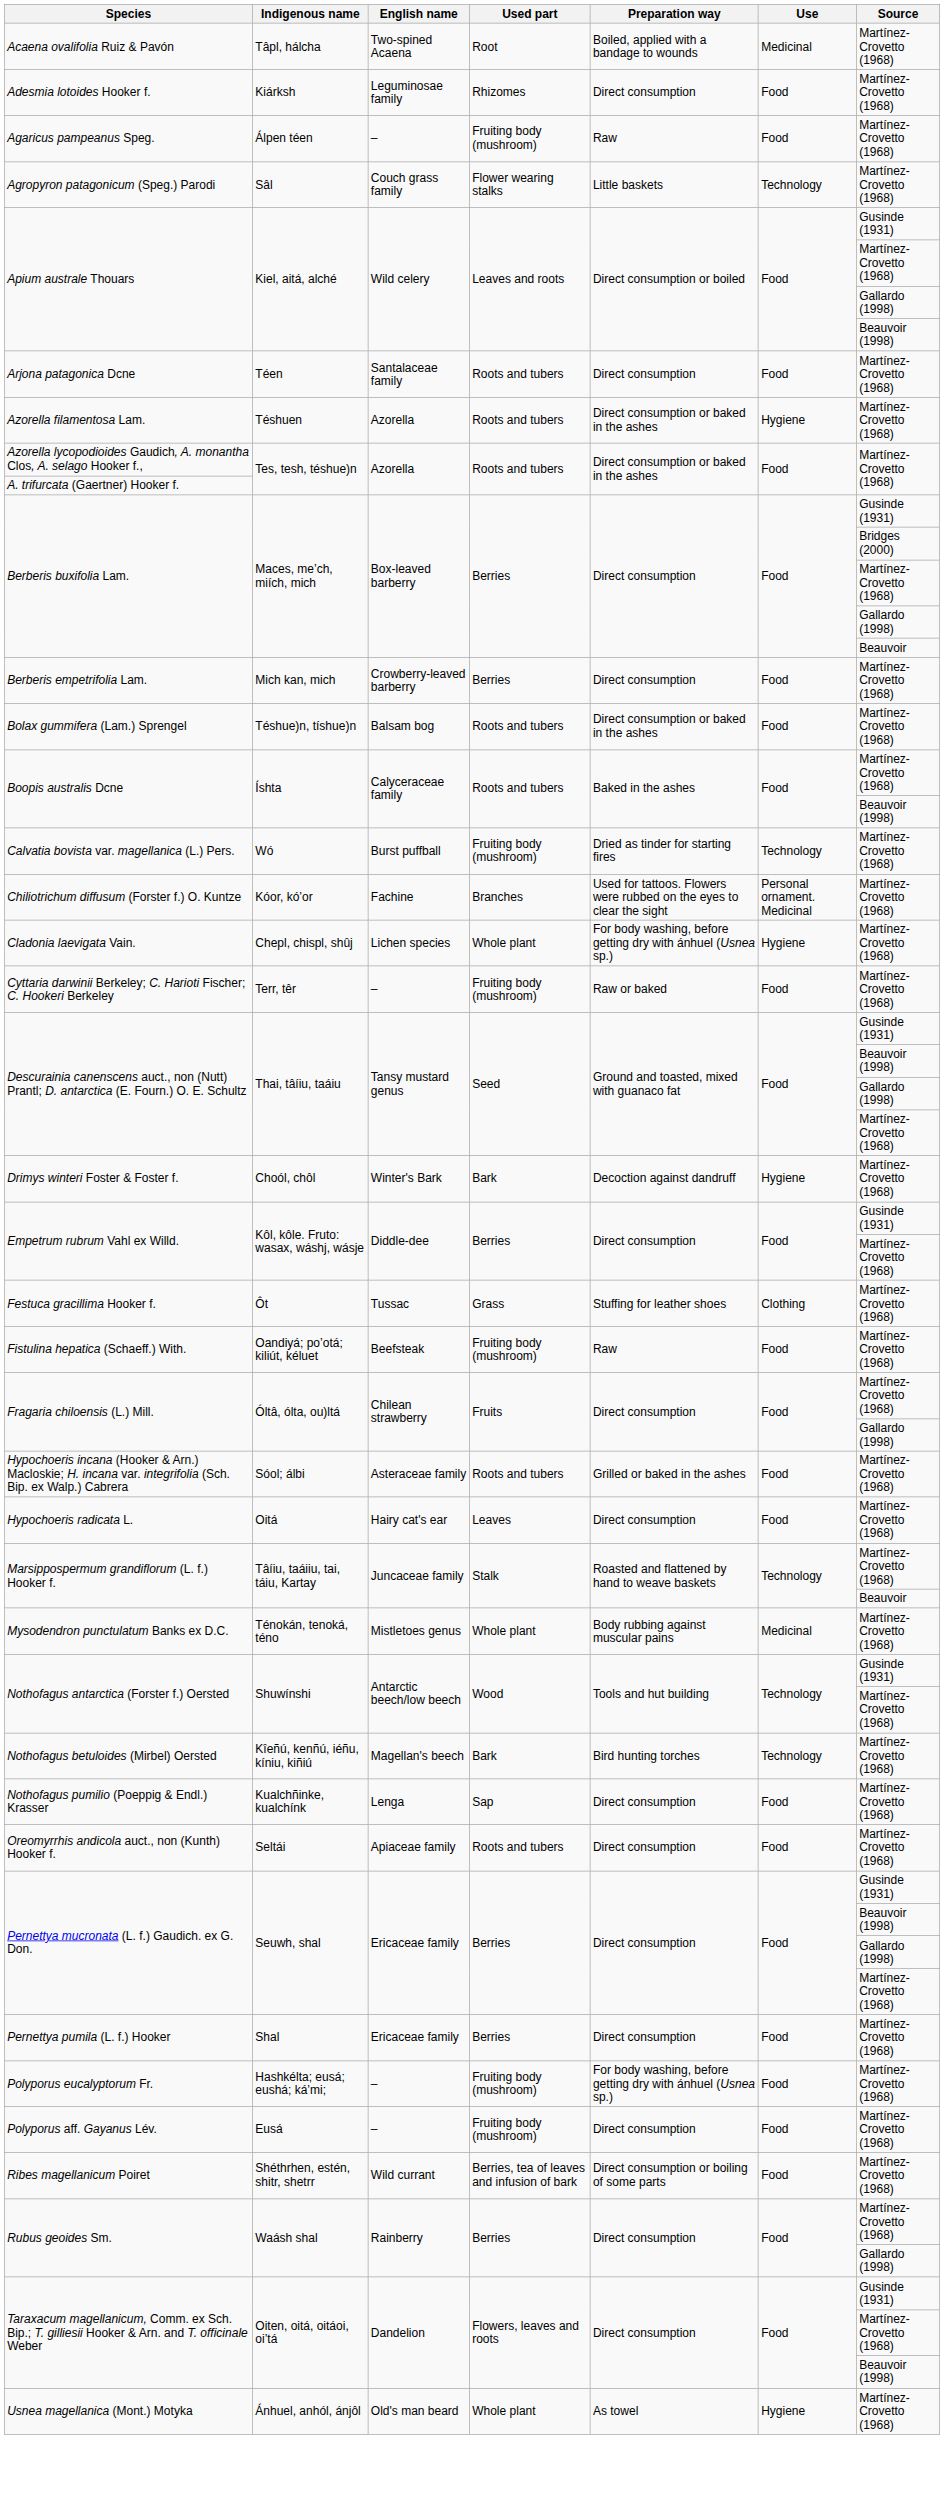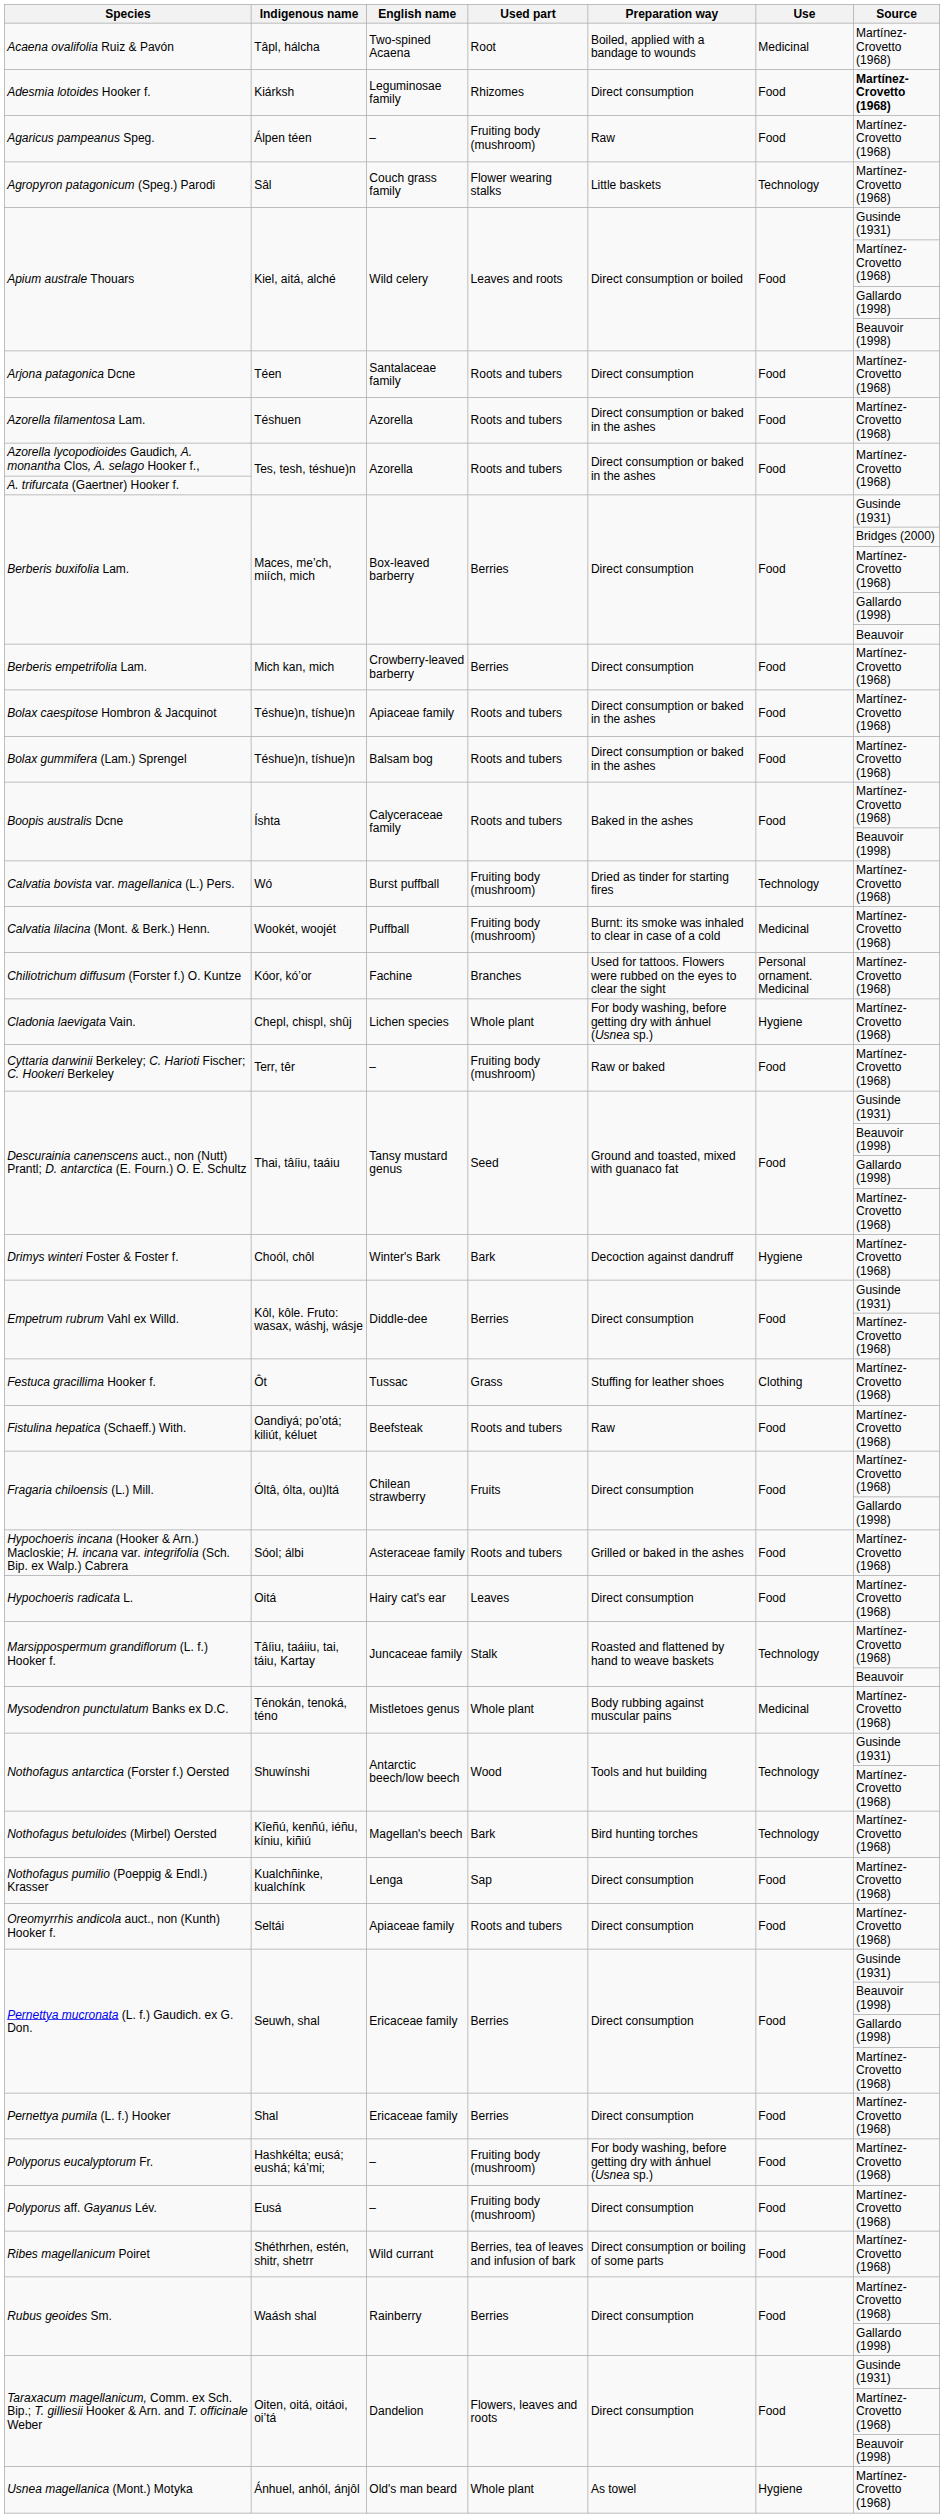(884, 92) normal -> (882, 92) bold
(783, 420) Hygiene -> (772, 420) Food
+ row: (112, 713)
+ row: (109, 929)
(507, 1349) Fruiting body (mushroom) -> (516, 1428) Roots and tubers
